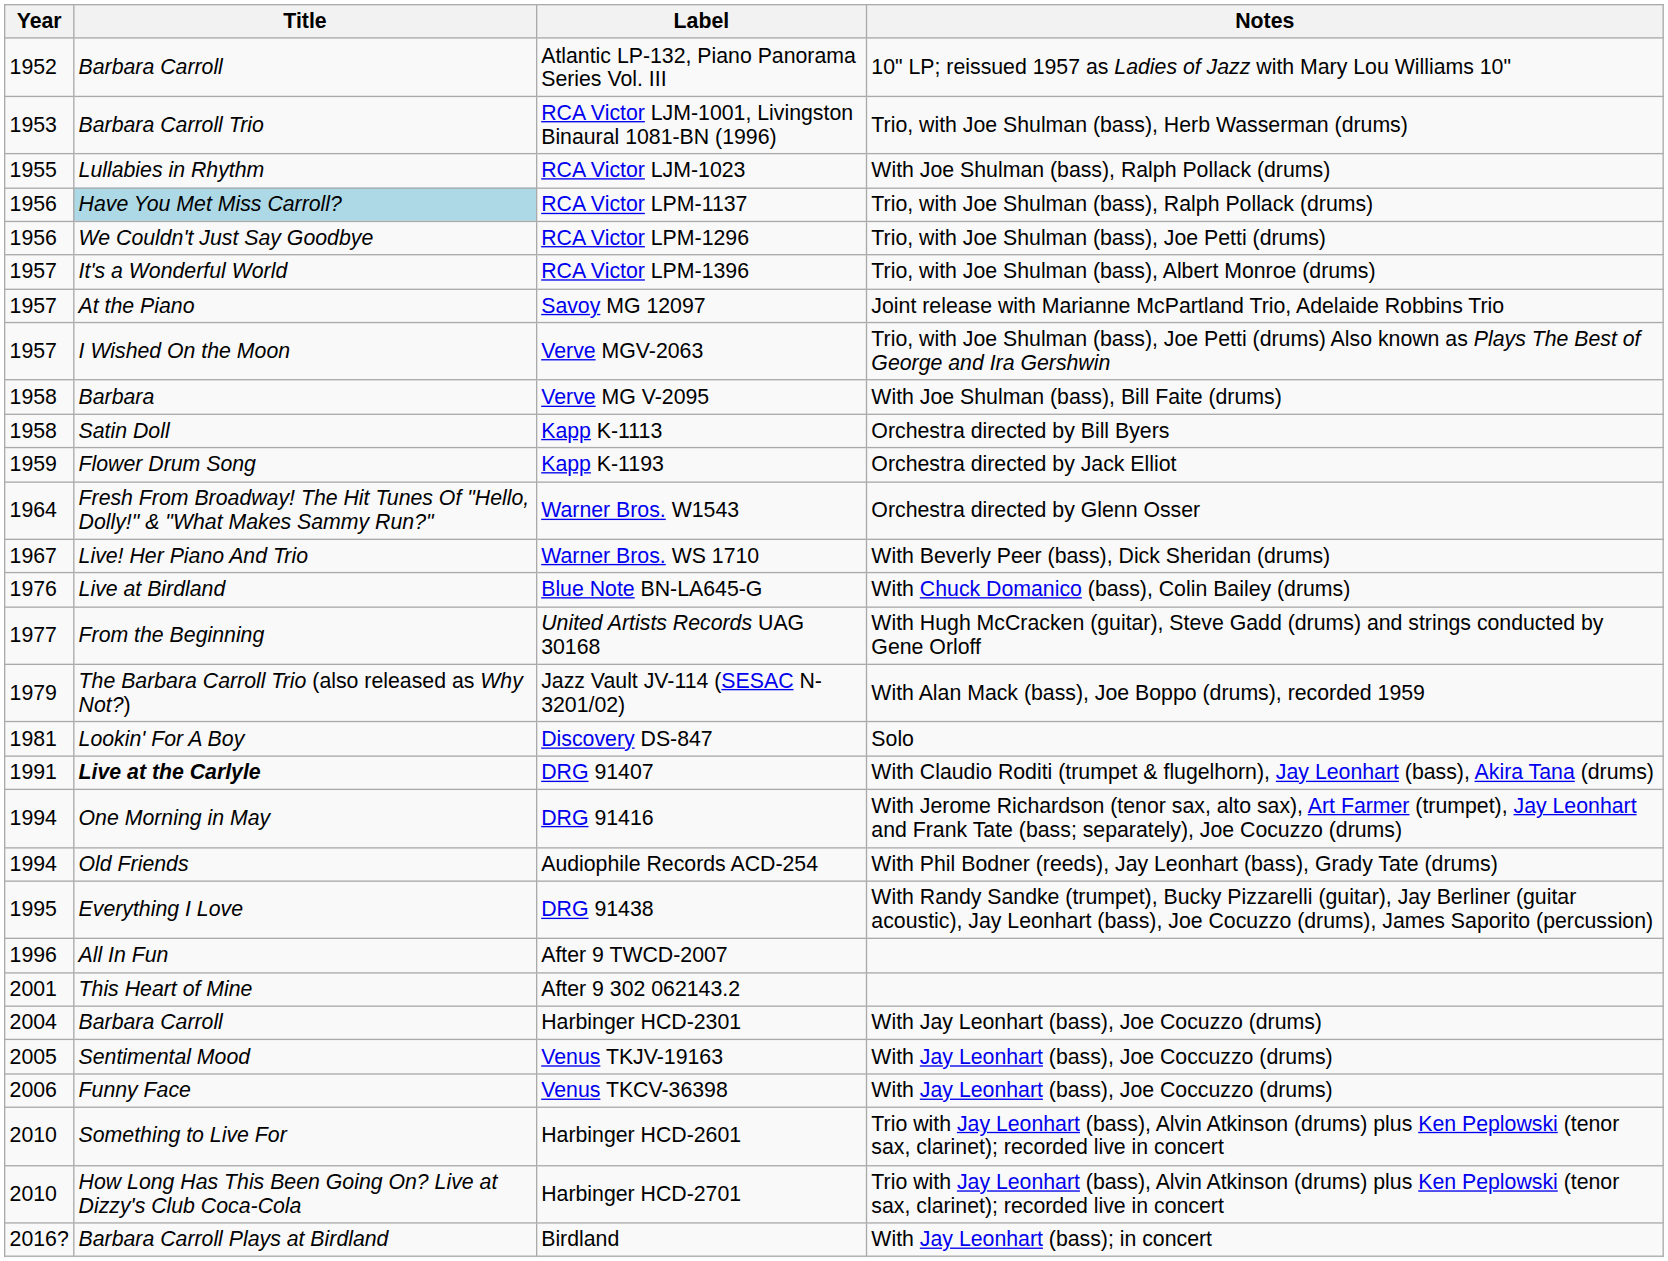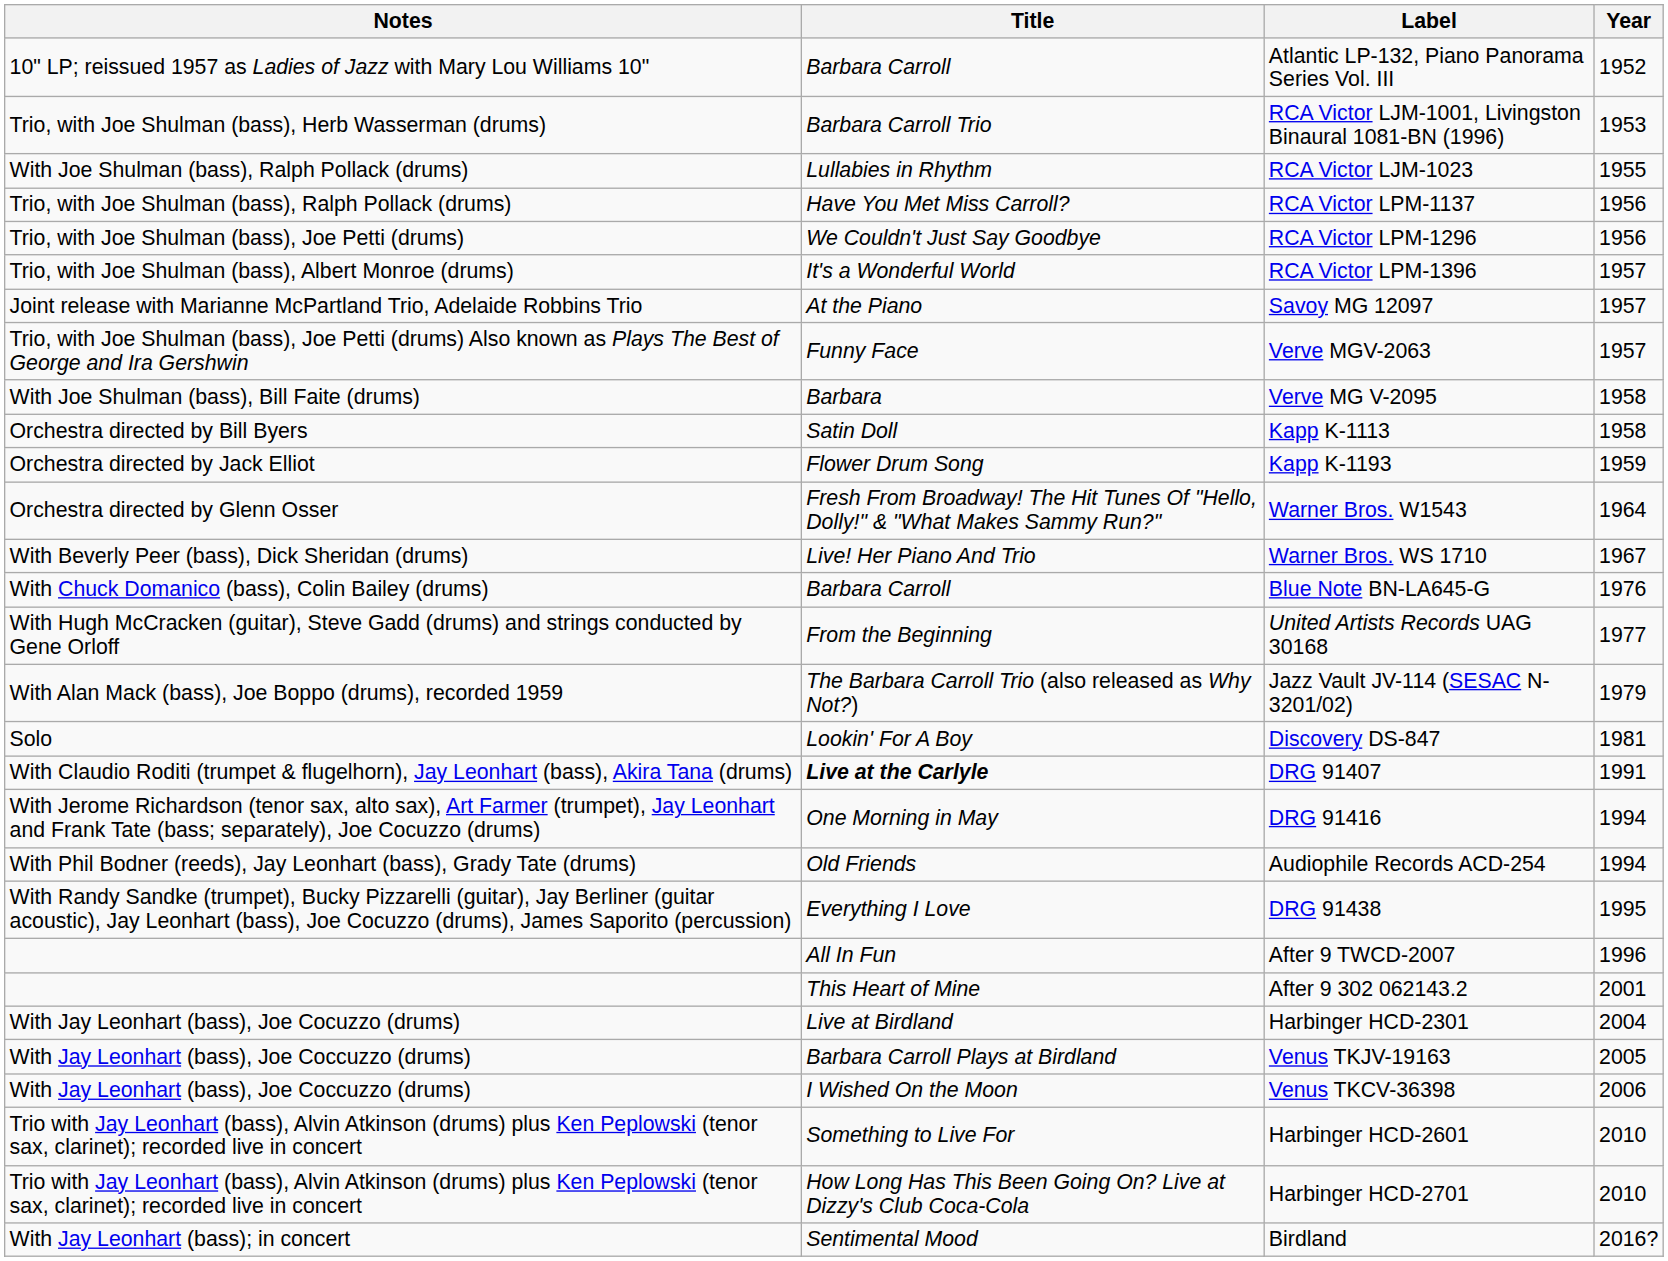columns swapped: (39, 21) <-> (1265, 21)
(210, 204) lightblue background -> (938, 204) no background
(184, 351) I Wished On the Moon -> (862, 351) Funny Face
(152, 589) Live at Birdland -> (878, 589) Barbara Carroll
(151, 1022) Barbara Carroll -> (880, 1022) Live at Birdland
(164, 1056) Sentimental Mood -> (961, 1056) Barbara Carroll Plays at Birdland
(135, 1090) Funny Face -> (912, 1090) I Wished On the Moon
(234, 1239) Barbara Carroll Plays at Birdland -> (892, 1239) Sentimental Mood
